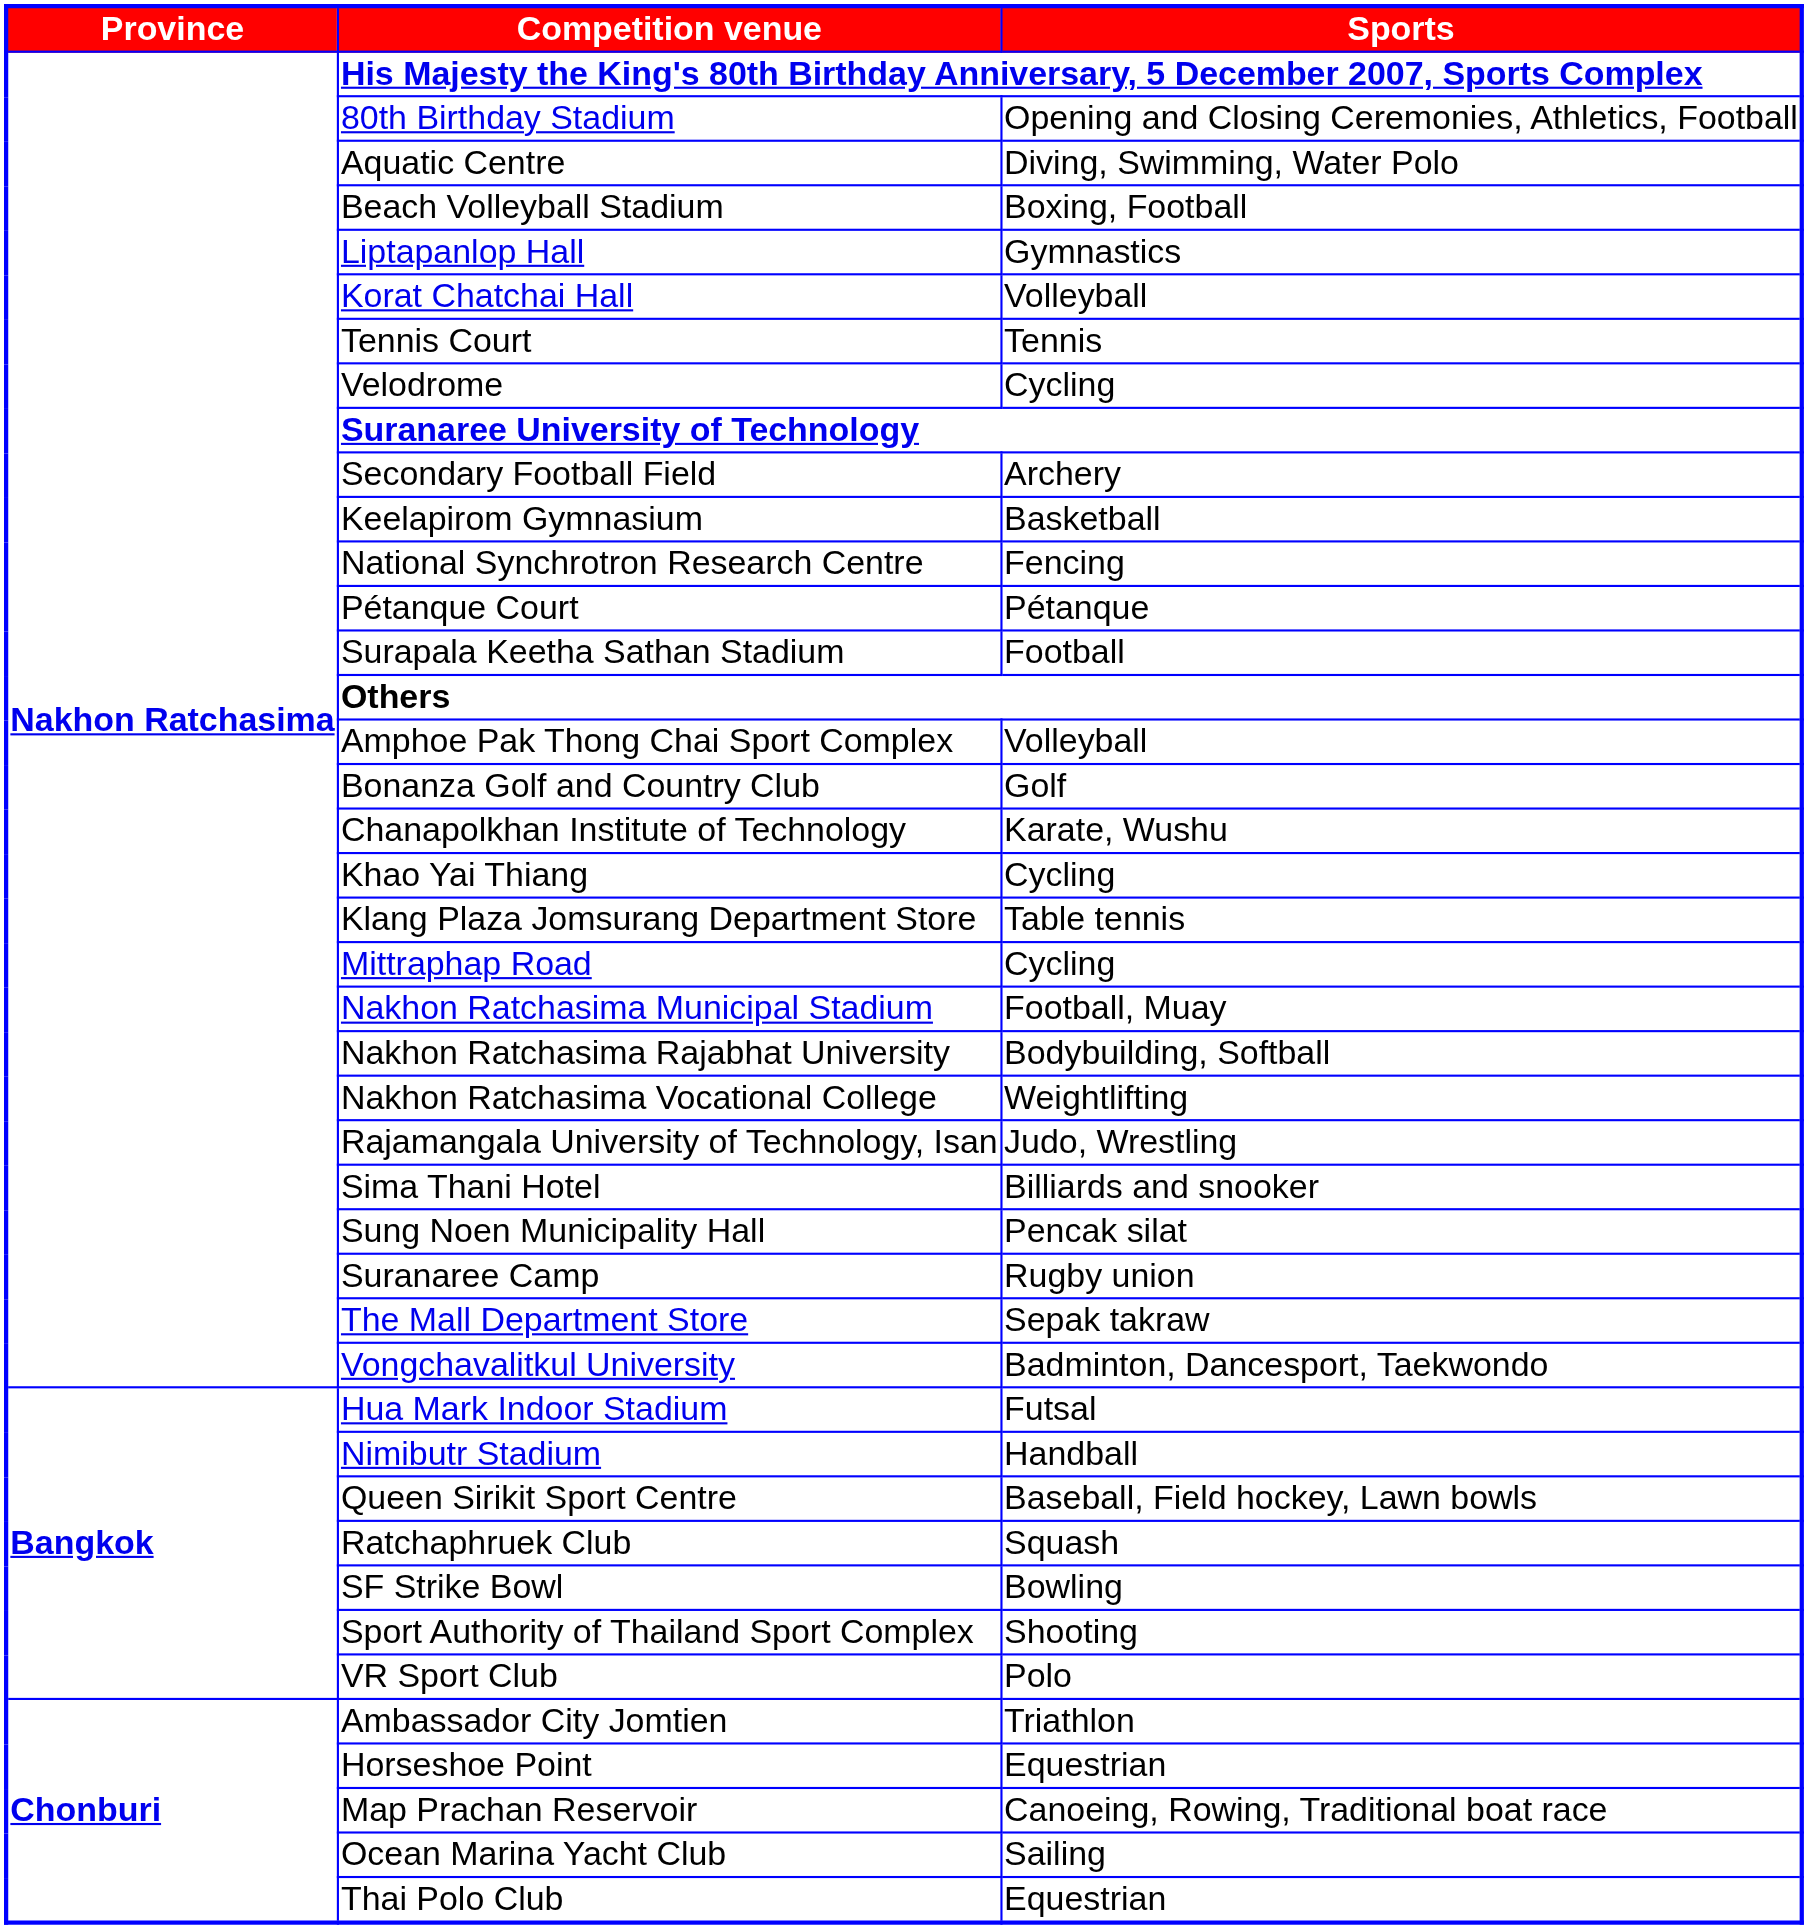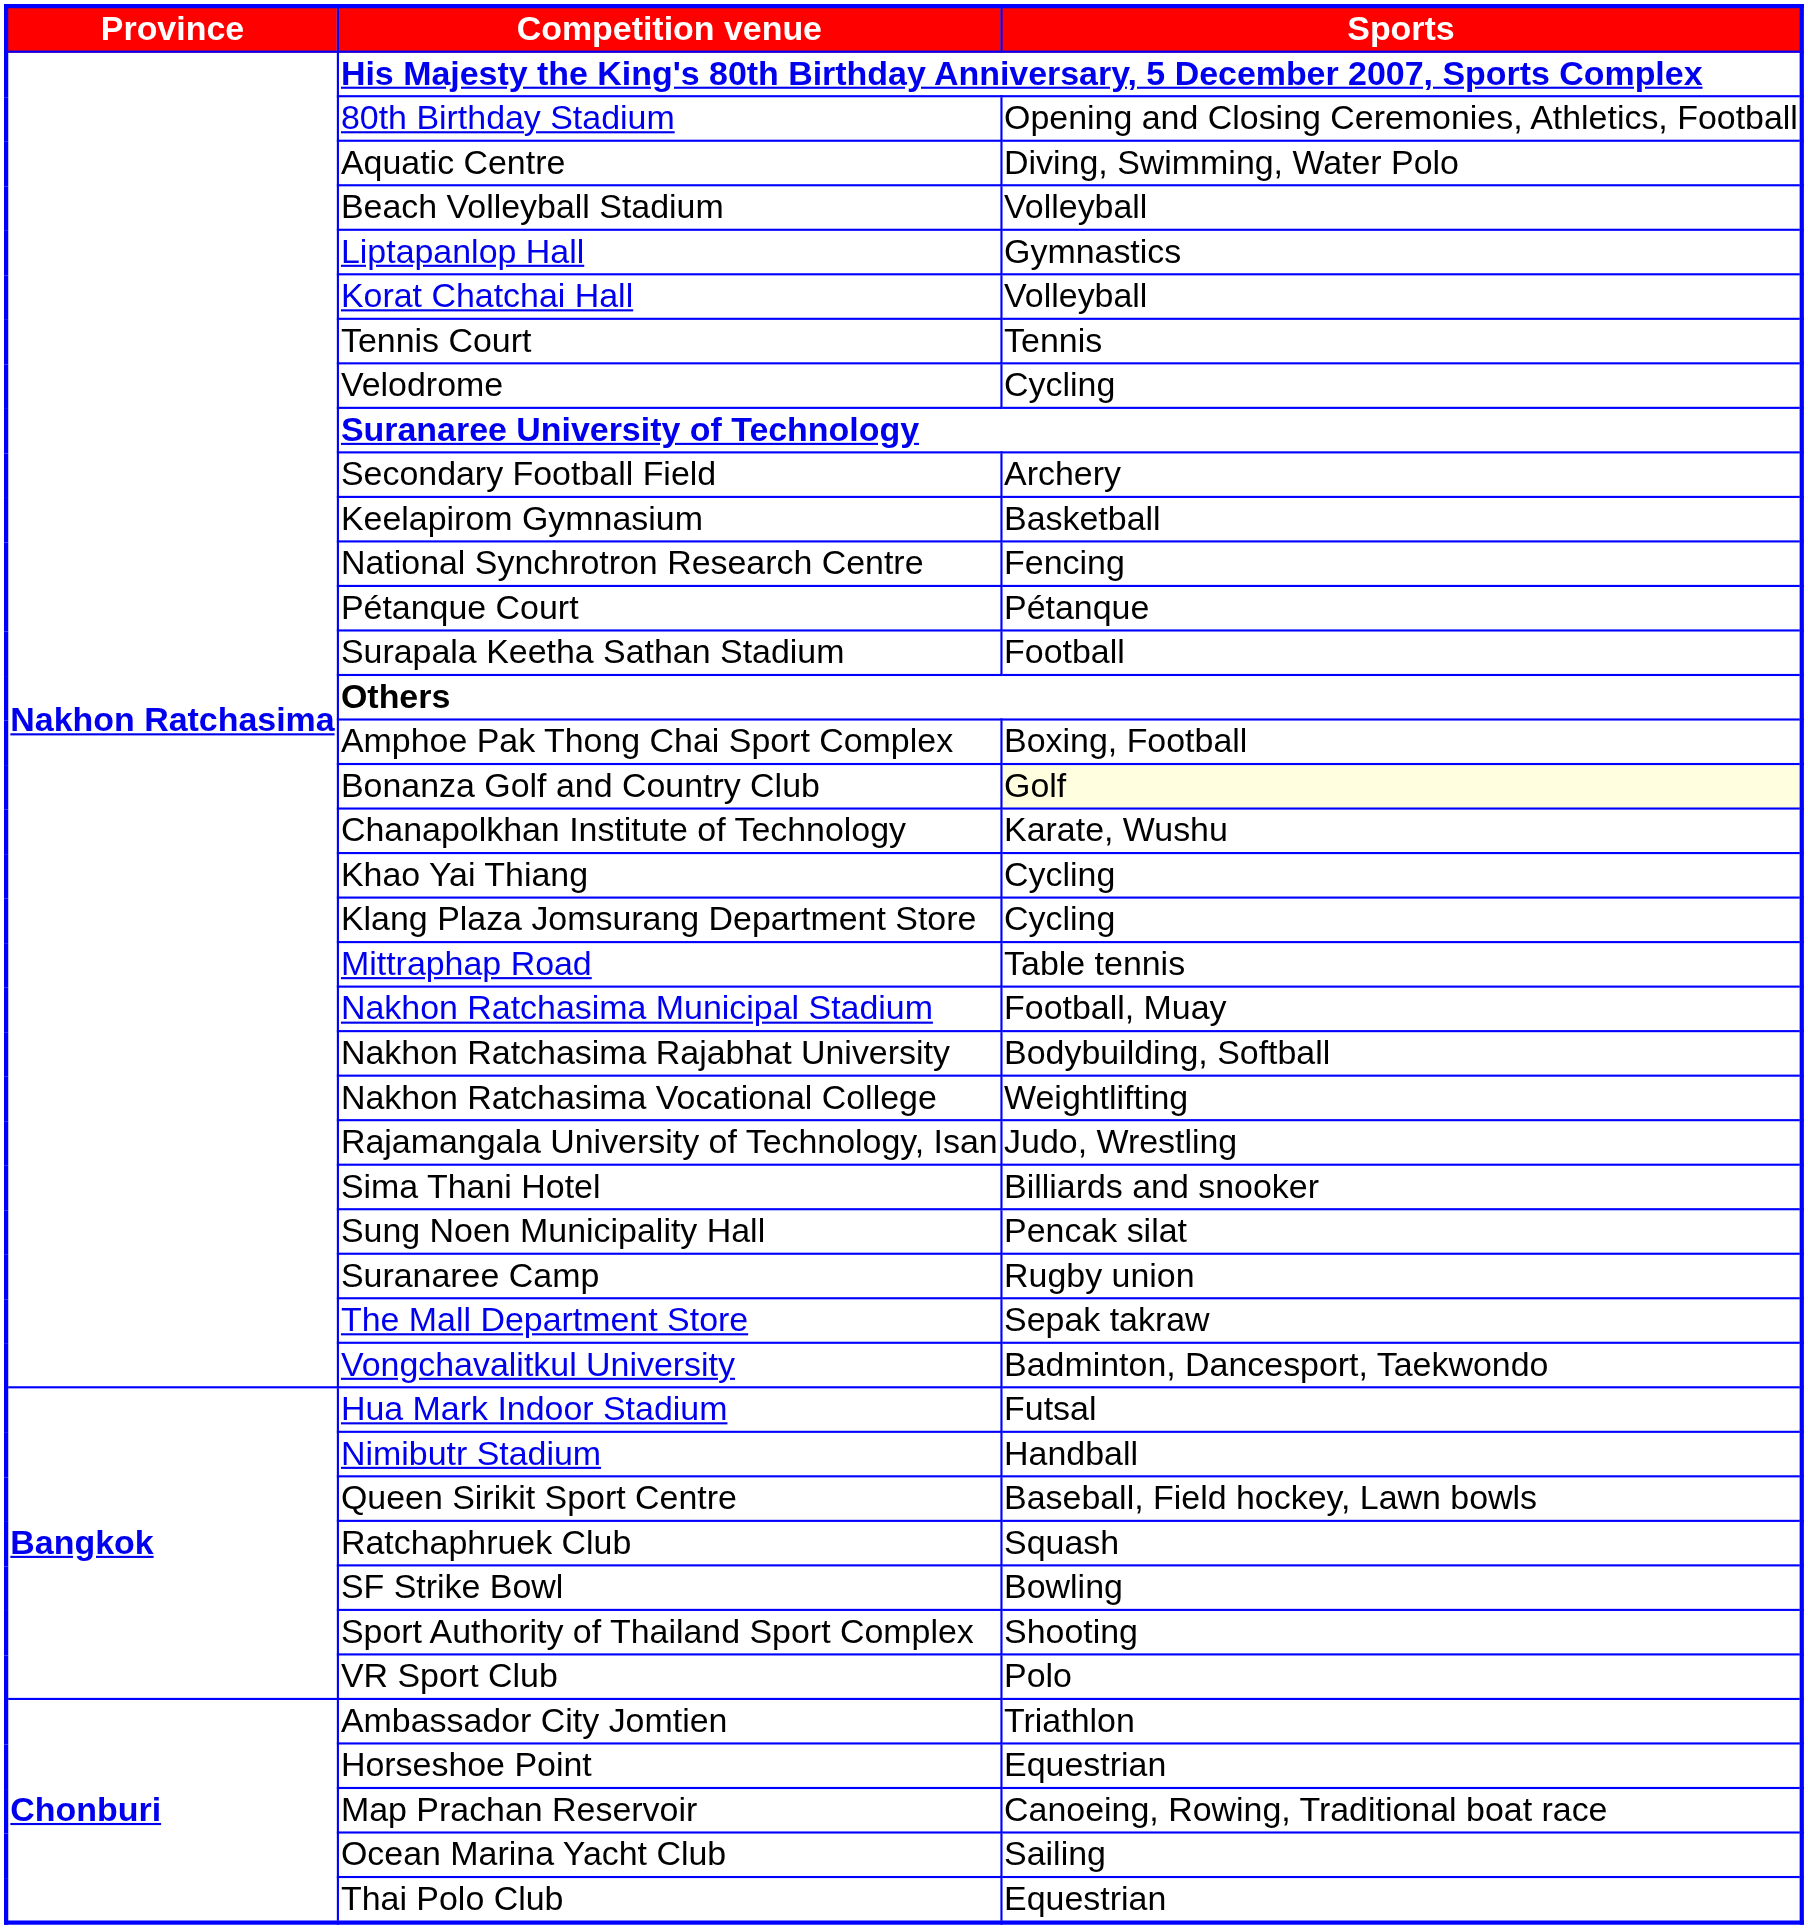(1126, 206) Boxing, Football -> (1076, 206) Volleyball
(1076, 741) Volleyball -> (1126, 741) Boxing, Football
(1035, 785) no background -> (1035, 785) lightyellow background
(1095, 919) Table tennis -> (1060, 919) Cycling
(1060, 963) Cycling -> (1095, 963) Table tennis
